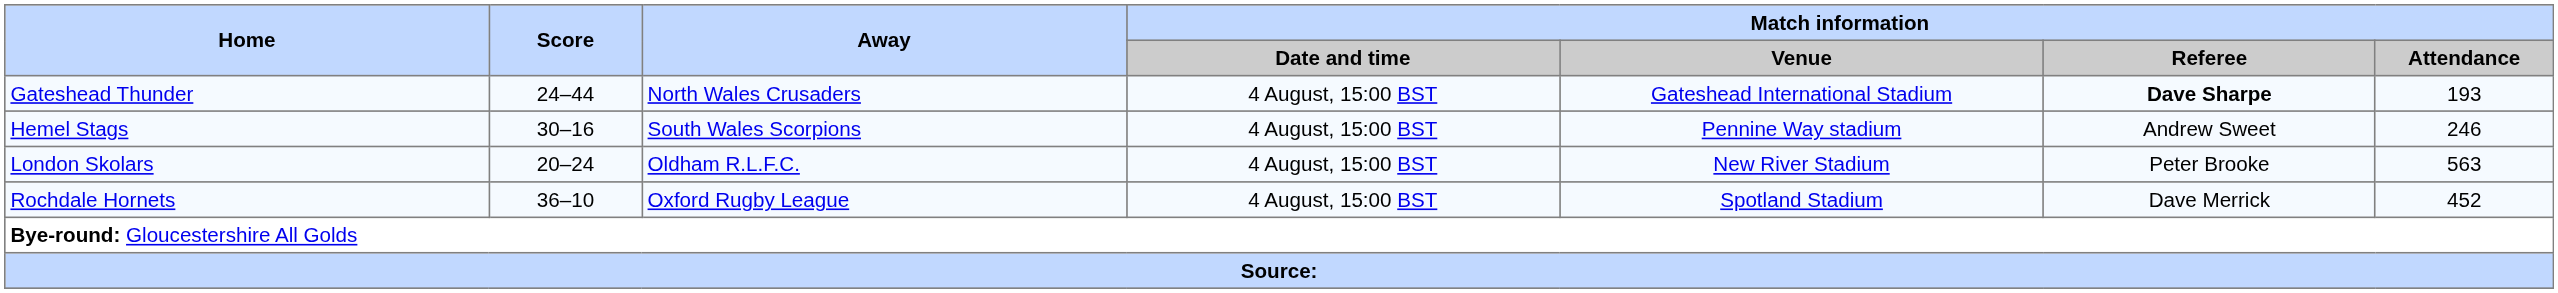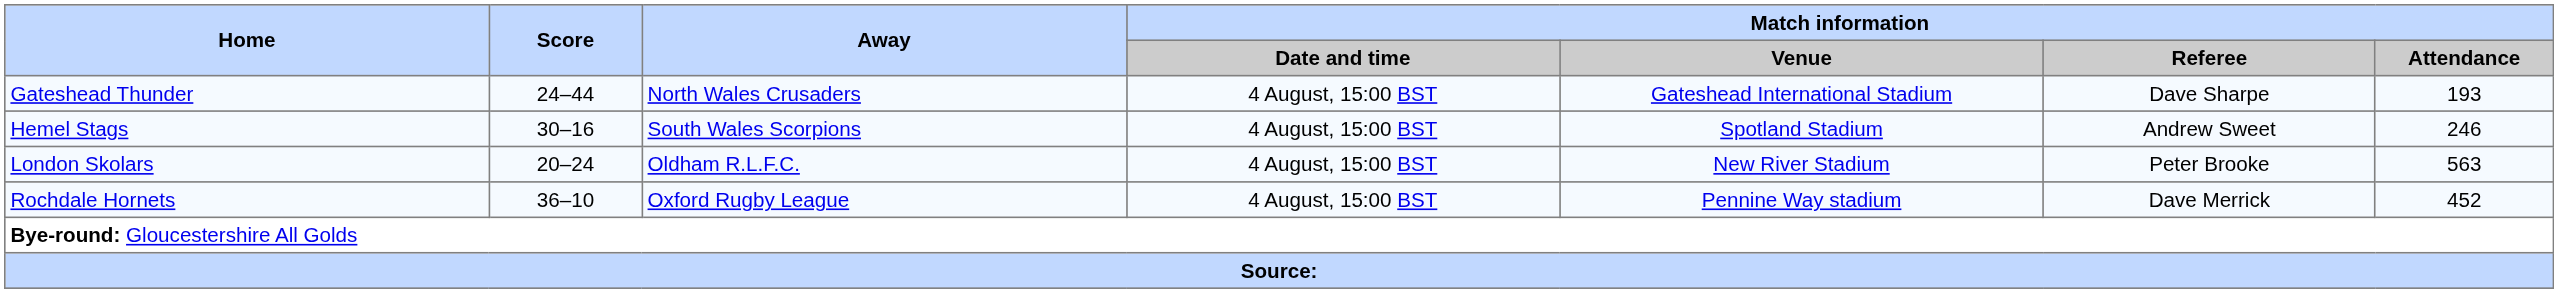(2209, 93) bold -> (2209, 93) normal
(1802, 129) Pennine Way stadium -> (1802, 129) Spotland Stadium
(1802, 200) Spotland Stadium -> (1802, 200) Pennine Way stadium
